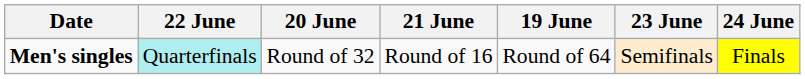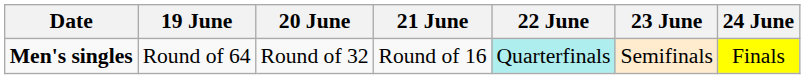columns swapped: (556, 21) <-> (200, 21)
